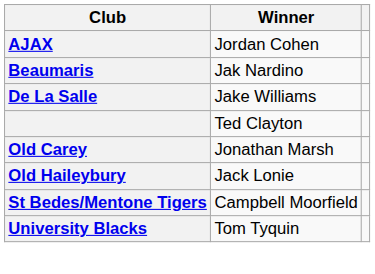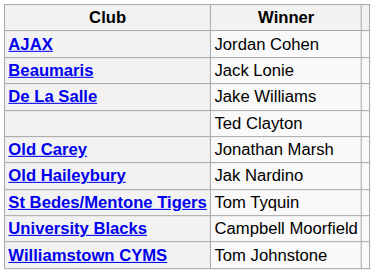(259, 70) Jak Nardino -> (254, 70) Jack Lonie
(254, 176) Jack Lonie -> (259, 176) Jak Nardino
(286, 202) Campbell Moorfield -> (257, 202) Tom Tyquin
(257, 228) Tom Tyquin -> (286, 228) Campbell Moorfield
+ row: (88, 255)
